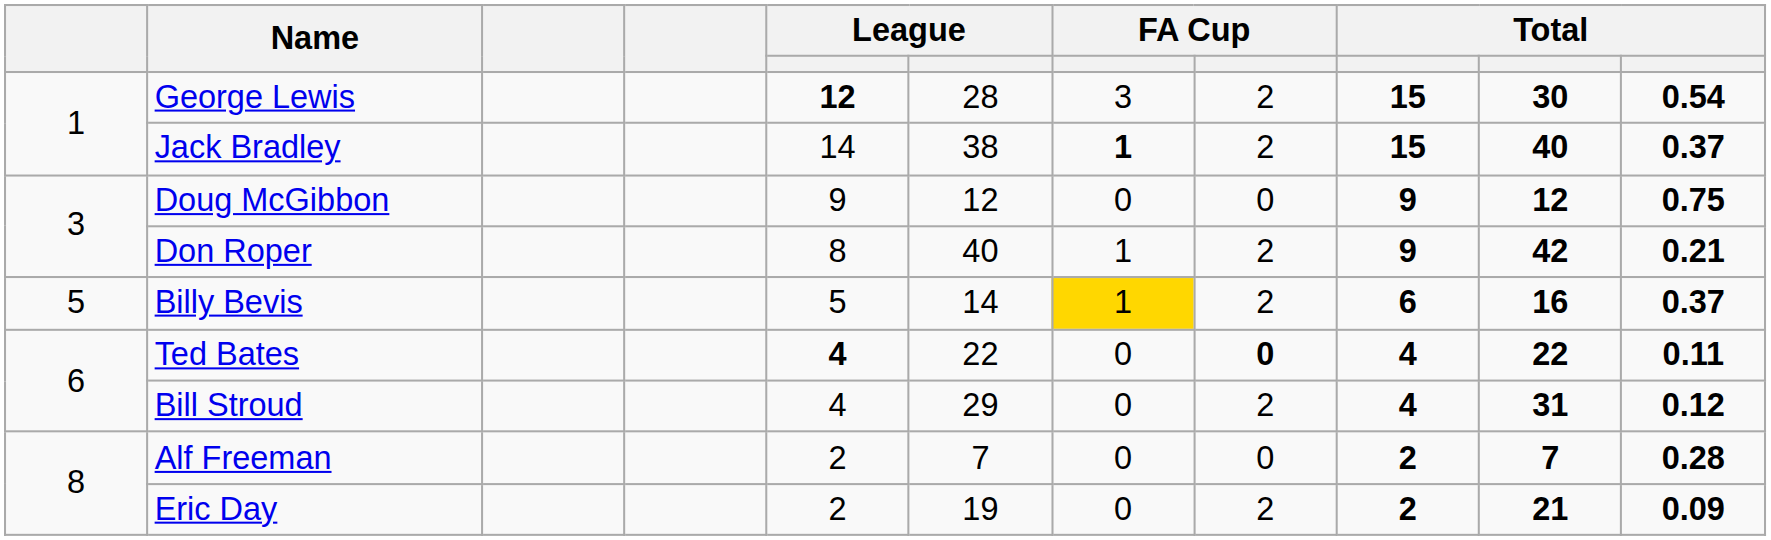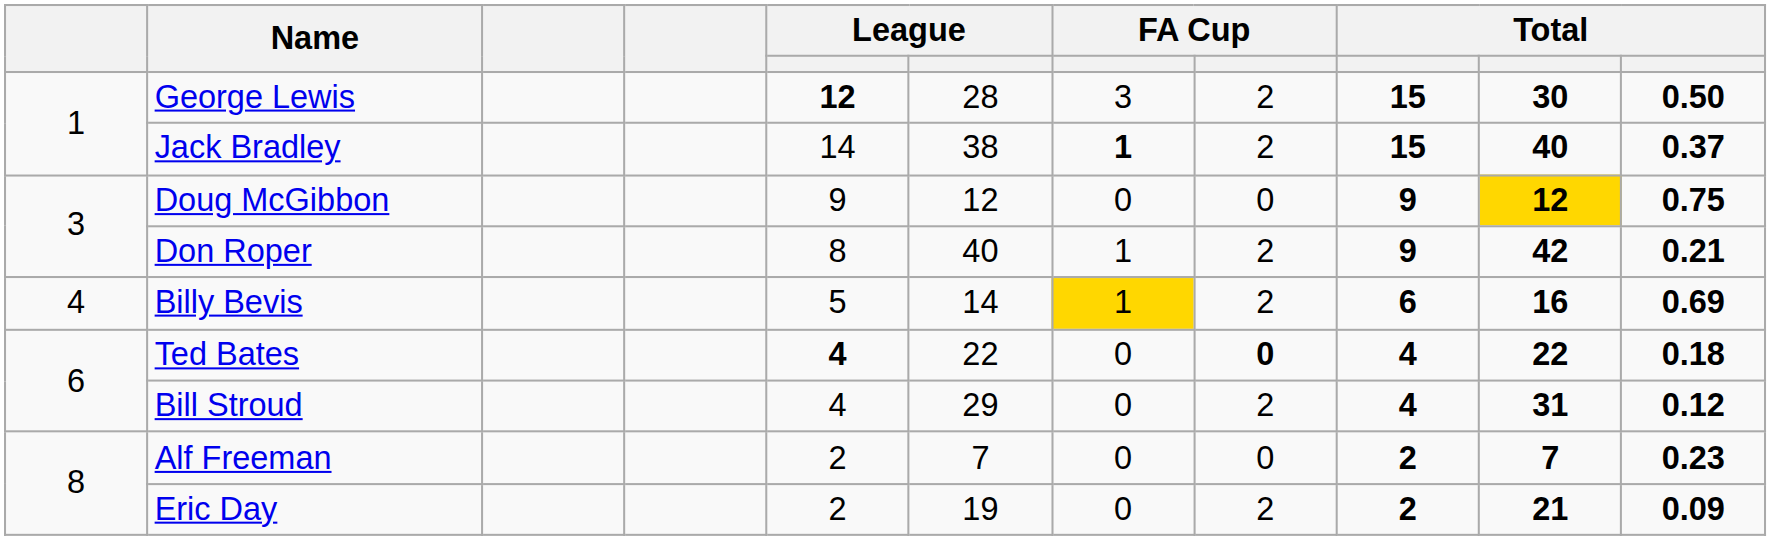(1693, 96) 0.54 -> (1693, 96) 0.50
(1550, 199) no background -> (1550, 199) gold background
(76, 302) 5 -> (76, 302) 4
(1693, 302) 0.37 -> (1693, 302) 0.69
(1693, 354) 0.11 -> (1693, 354) 0.18
(1693, 457) 0.28 -> (1693, 457) 0.23
